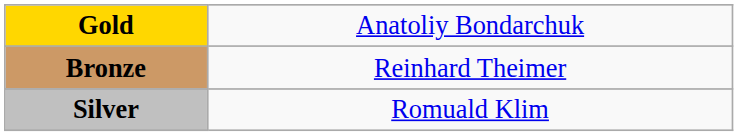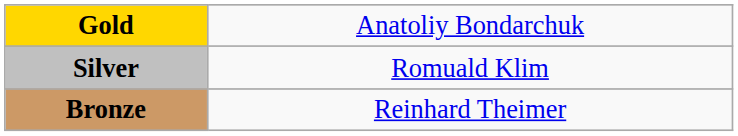rows swapped: (106, 109) <-> (106, 67)
